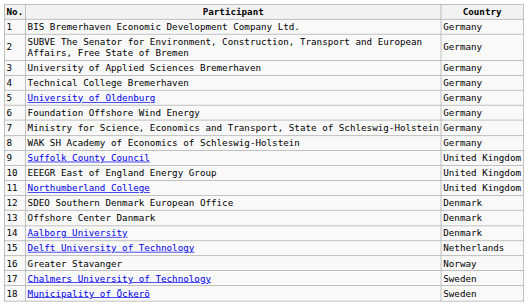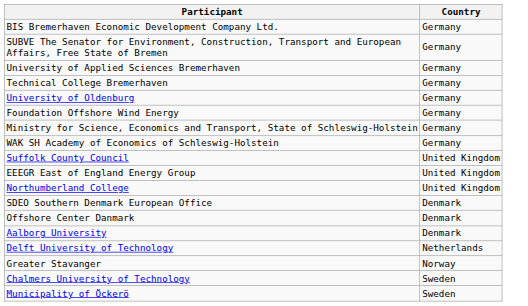- column: (15, 12)
